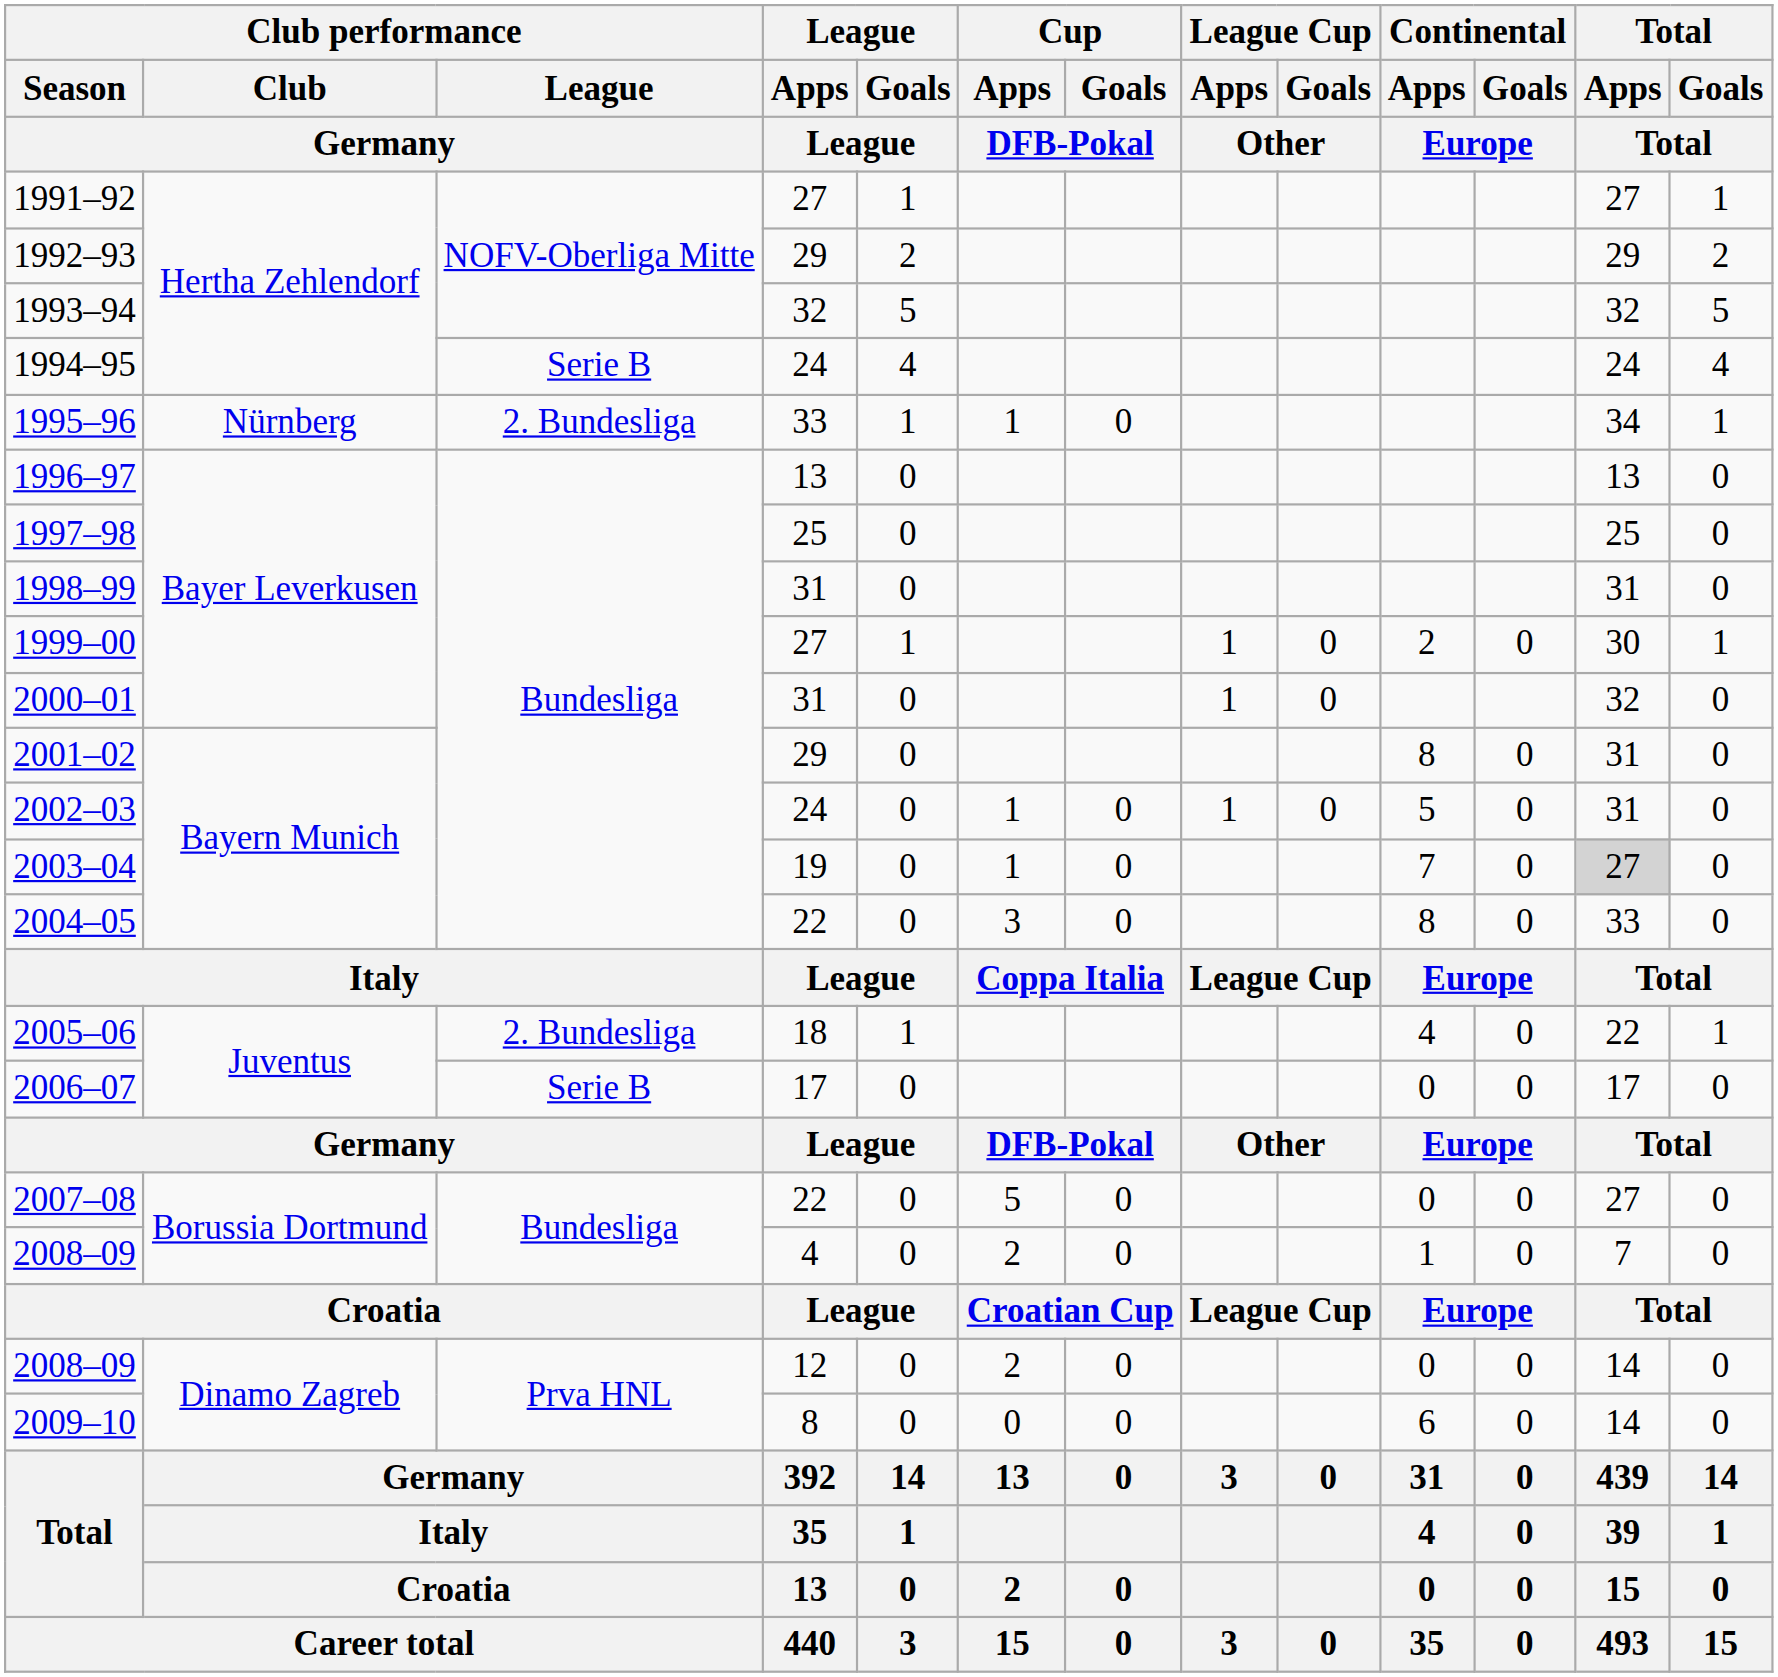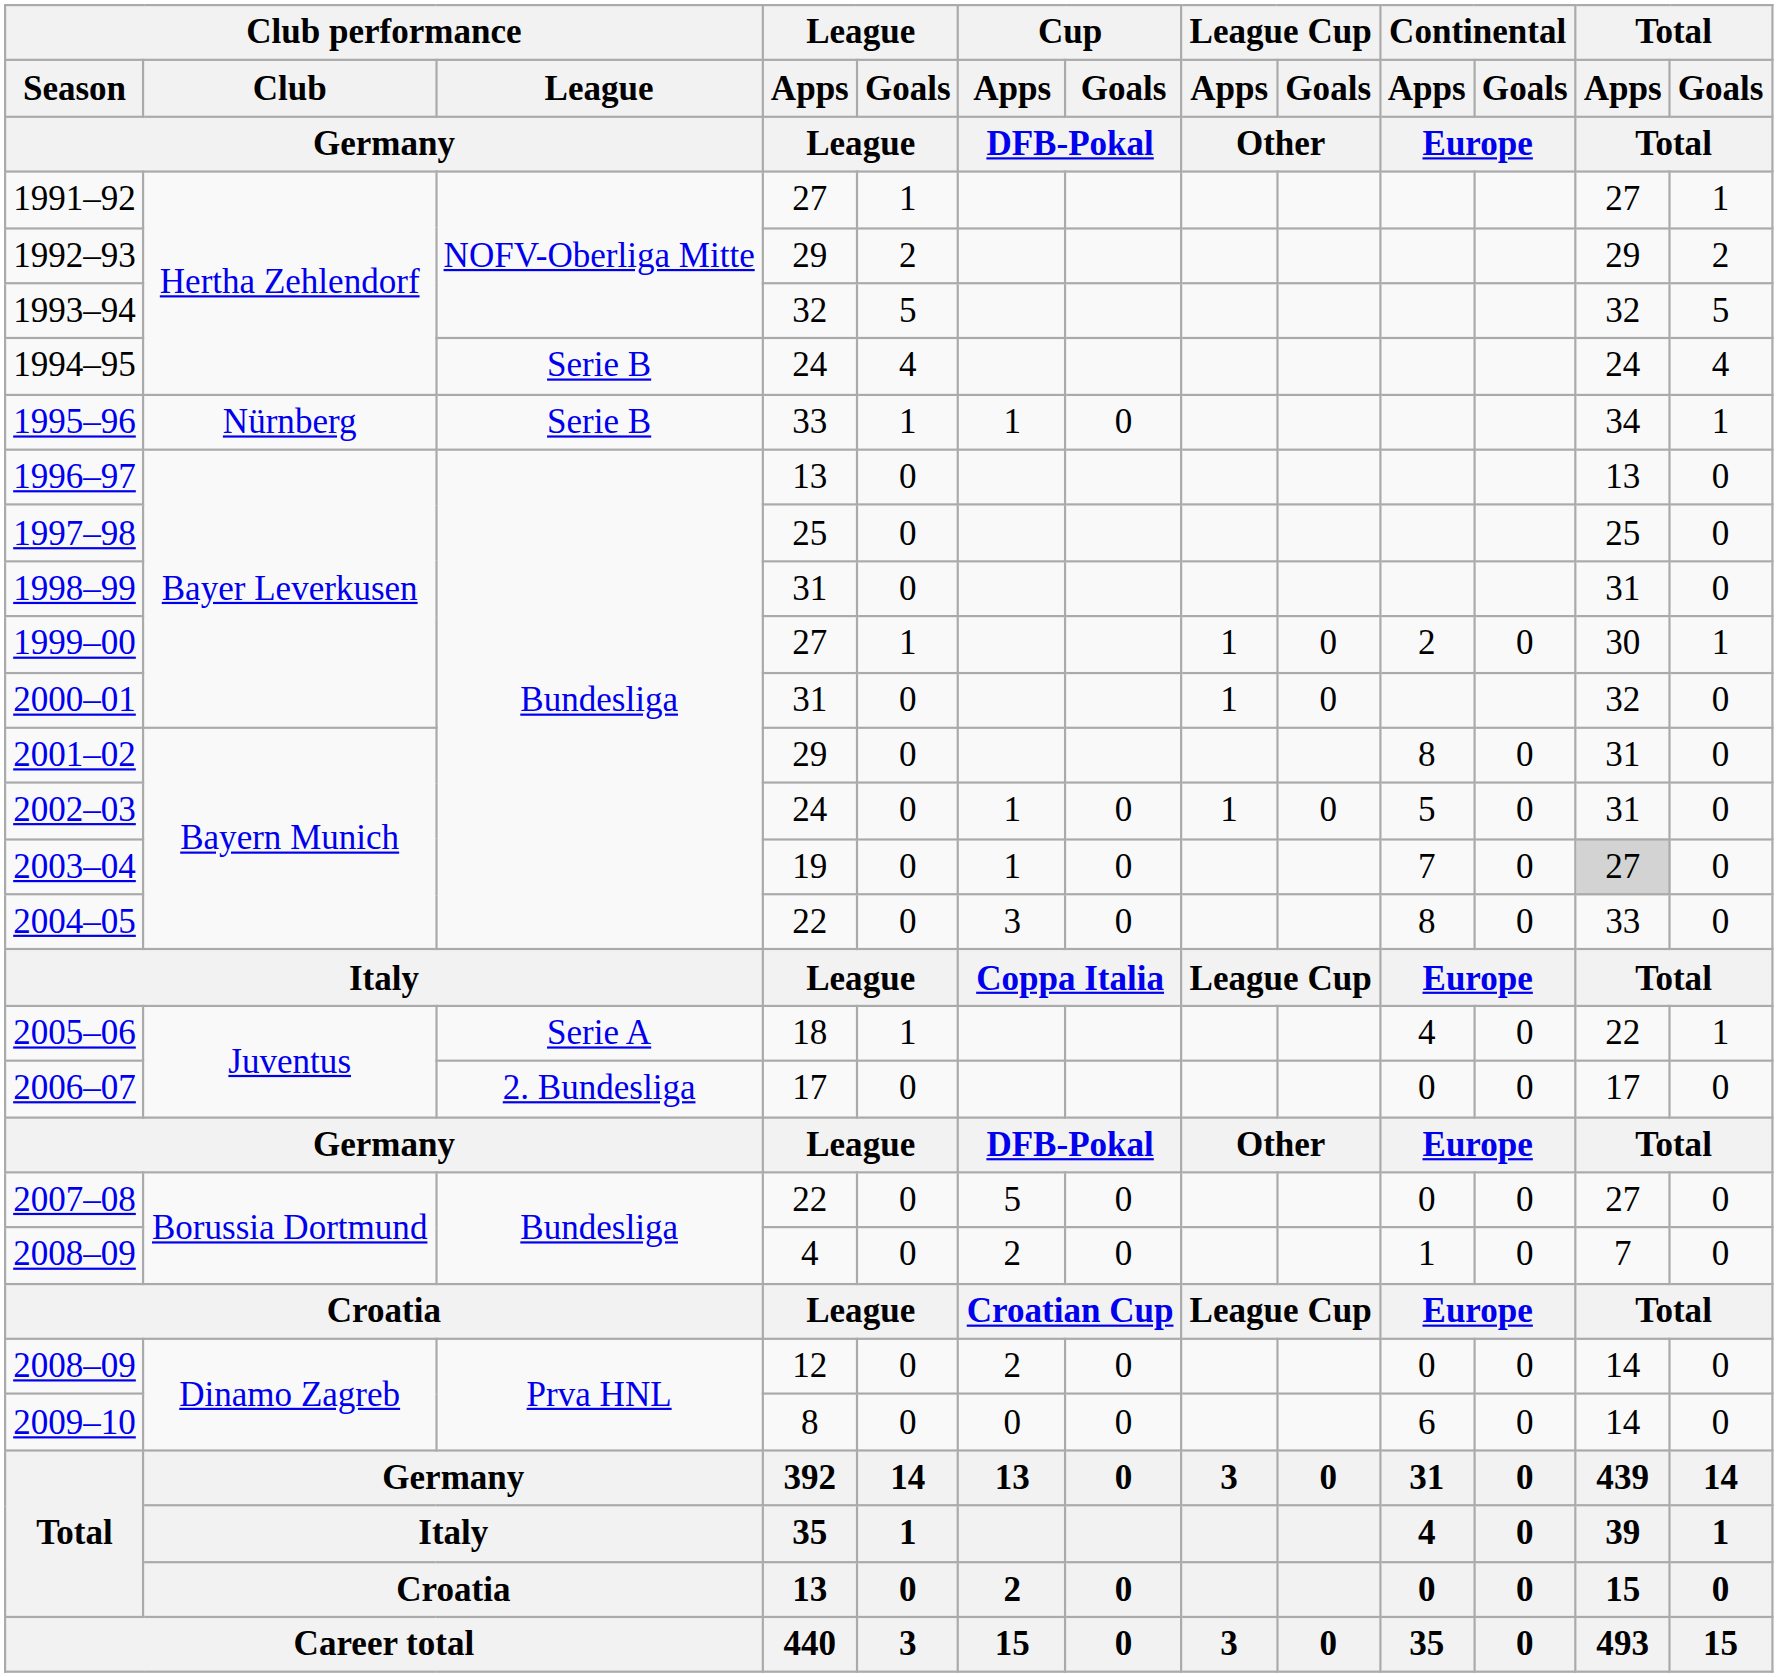(599, 421) 2. Bundesliga -> (599, 421) Serie B
(599, 1032) 2. Bundesliga -> (599, 1032) Serie A
(599, 1088) Serie B -> (599, 1088) 2. Bundesliga
